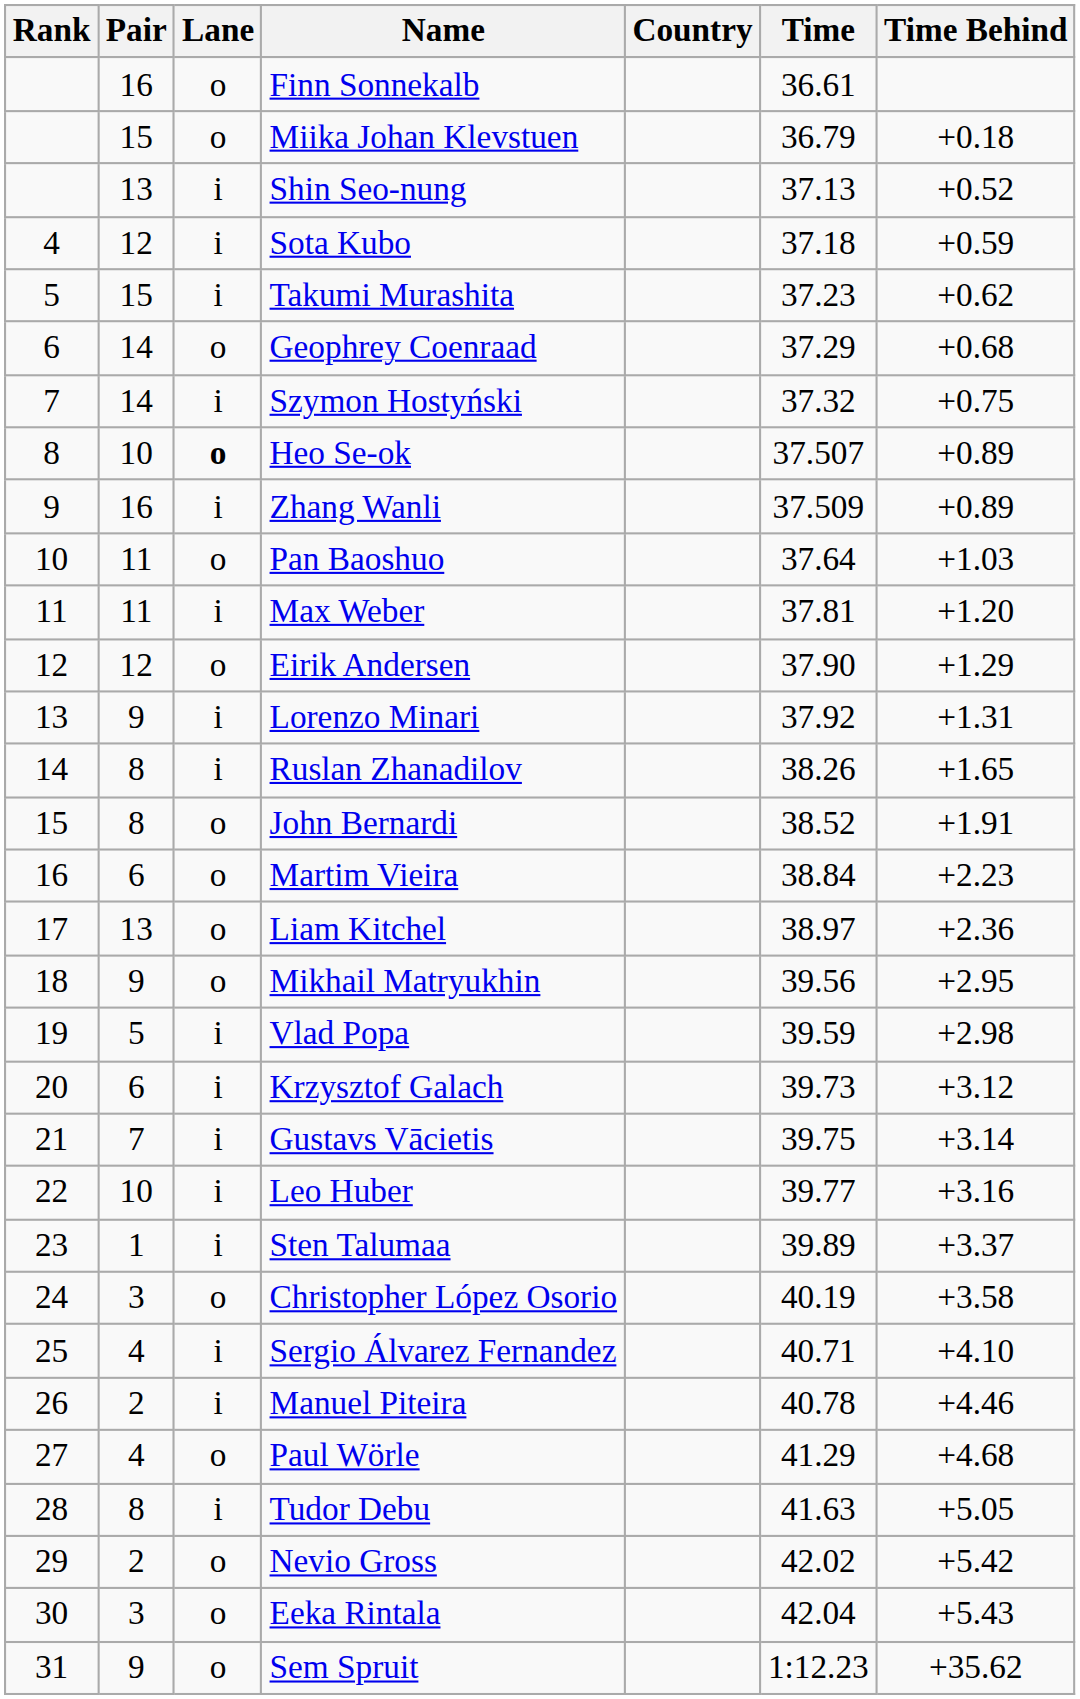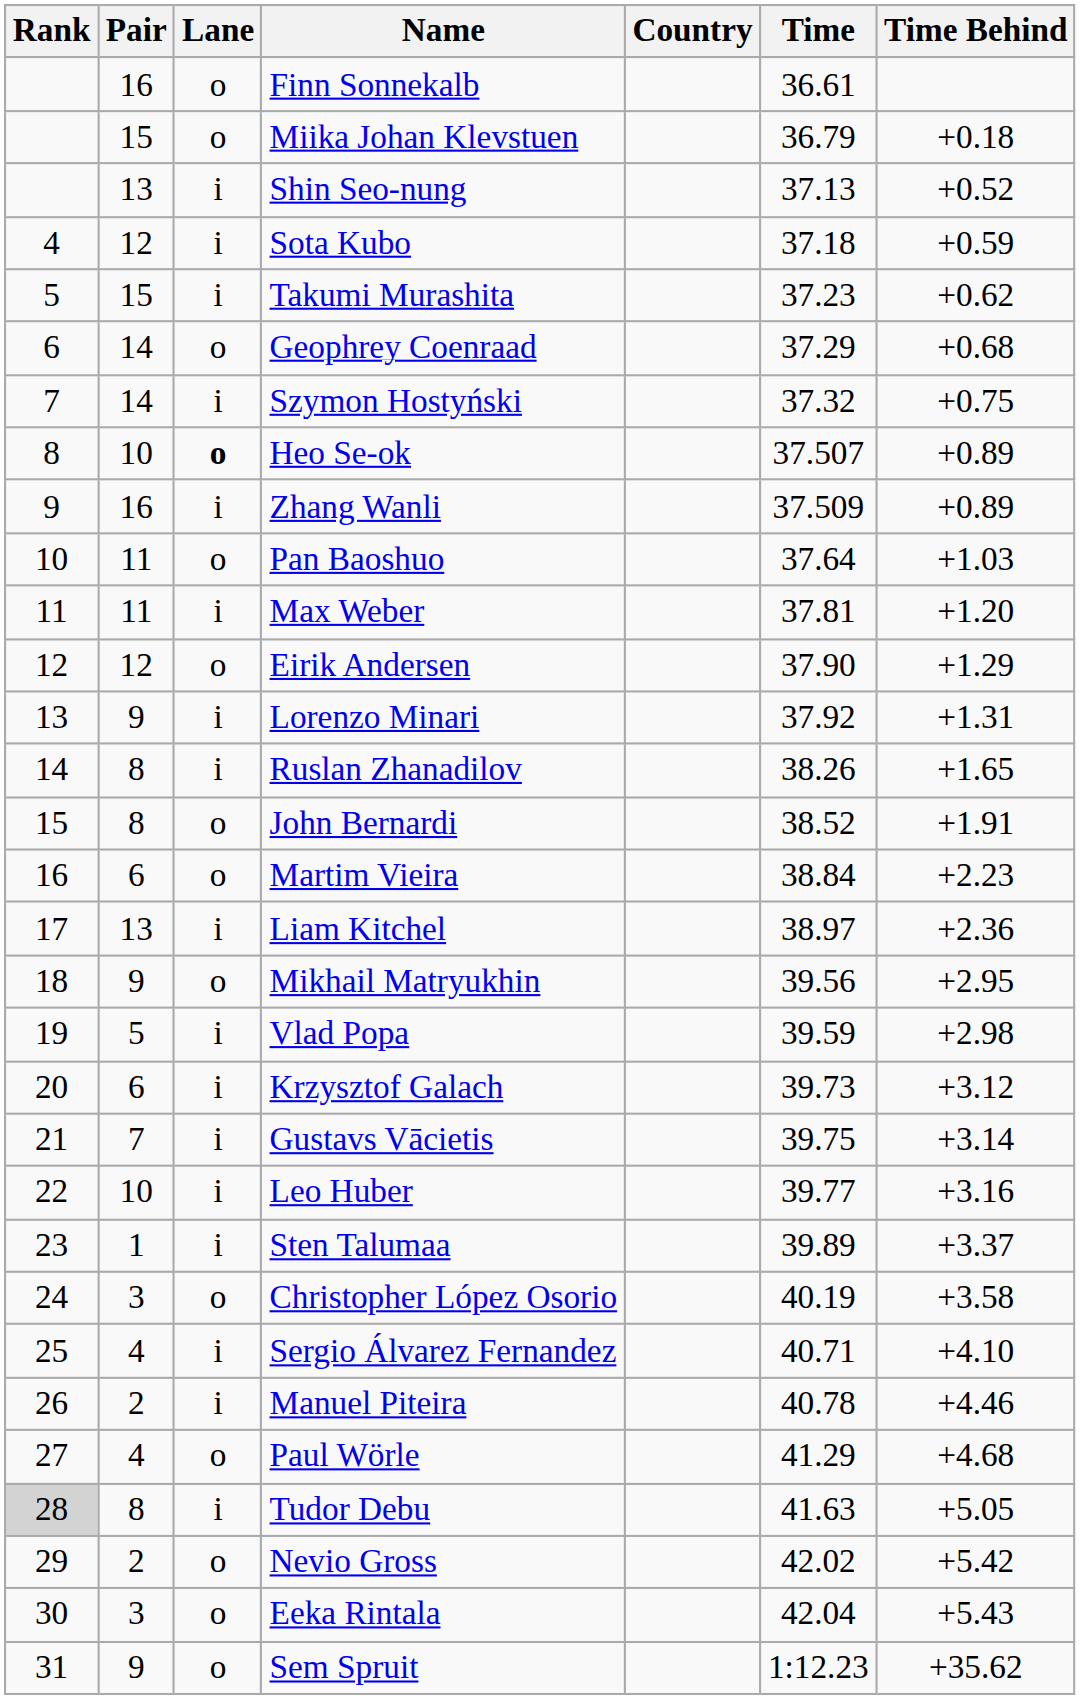(218, 928) o -> (218, 928) i
(52, 1508) no background -> (52, 1508) lightgrey background
